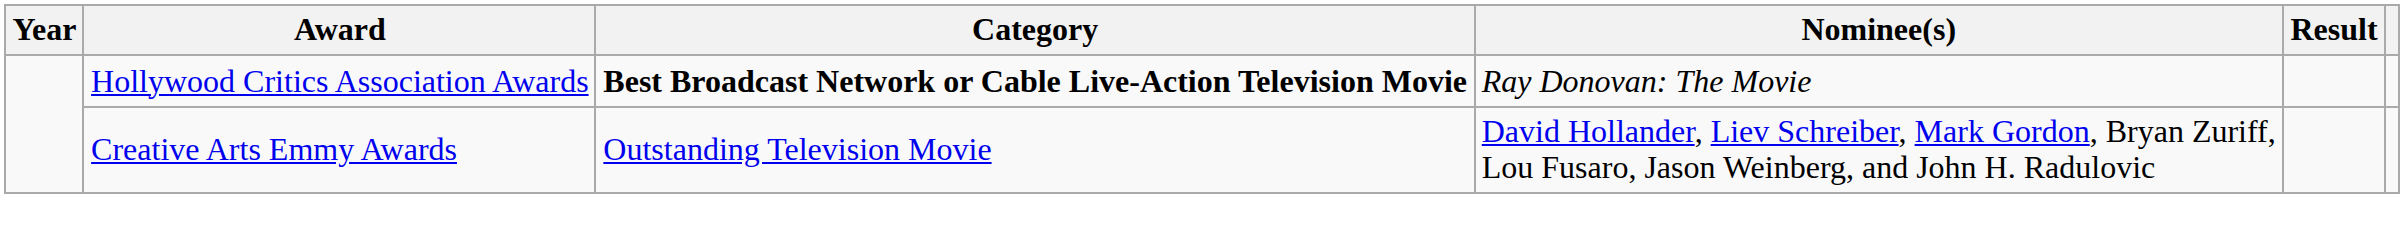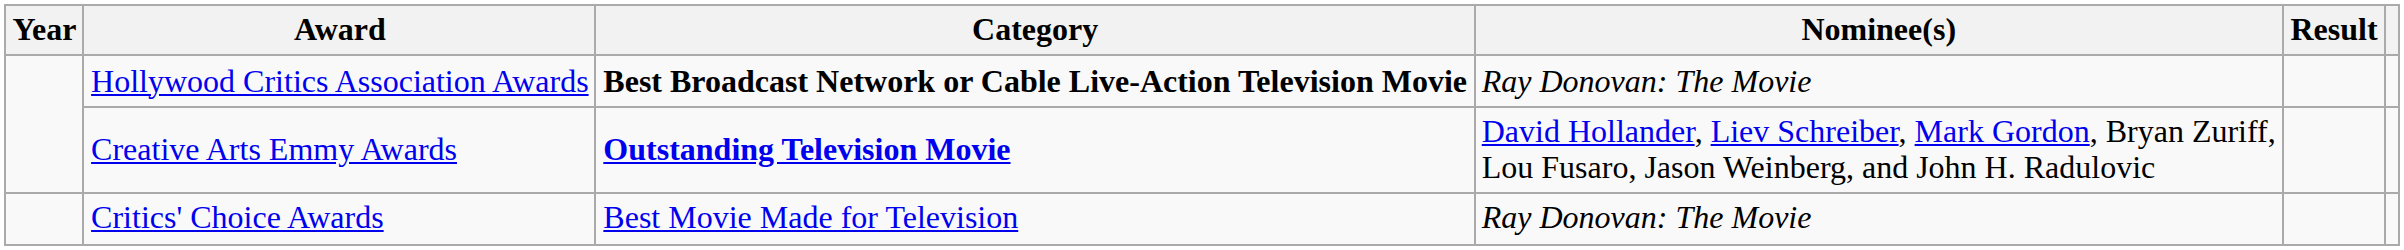(797, 149) normal -> (807, 149) bold
+ row: (237, 218)
